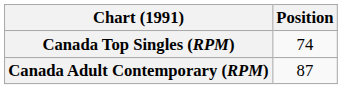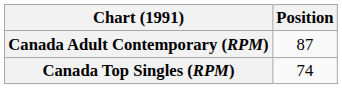rows swapped: (138, 44) <-> (138, 70)
